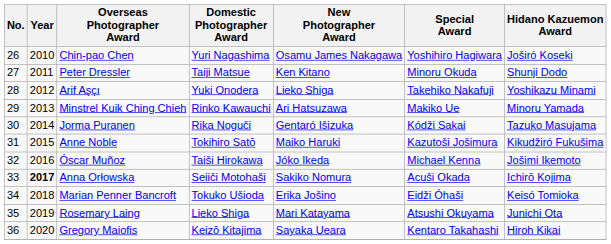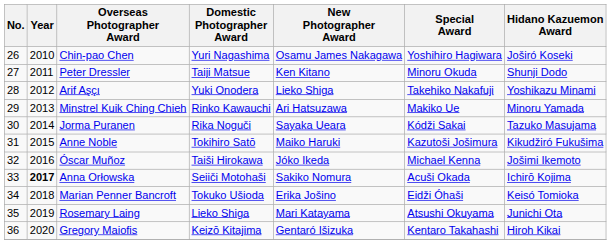(314, 125) Gentaró Išizuka -> (311, 125) Sayaka Ueara
(311, 230) Sayaka Ueara -> (314, 230) Gentaró Išizuka
